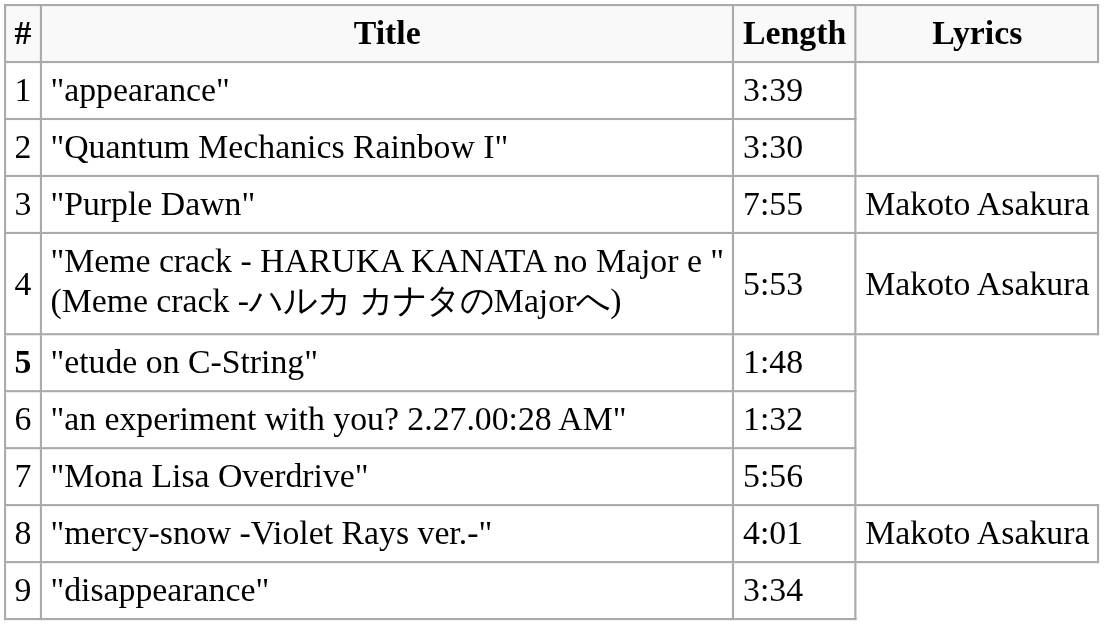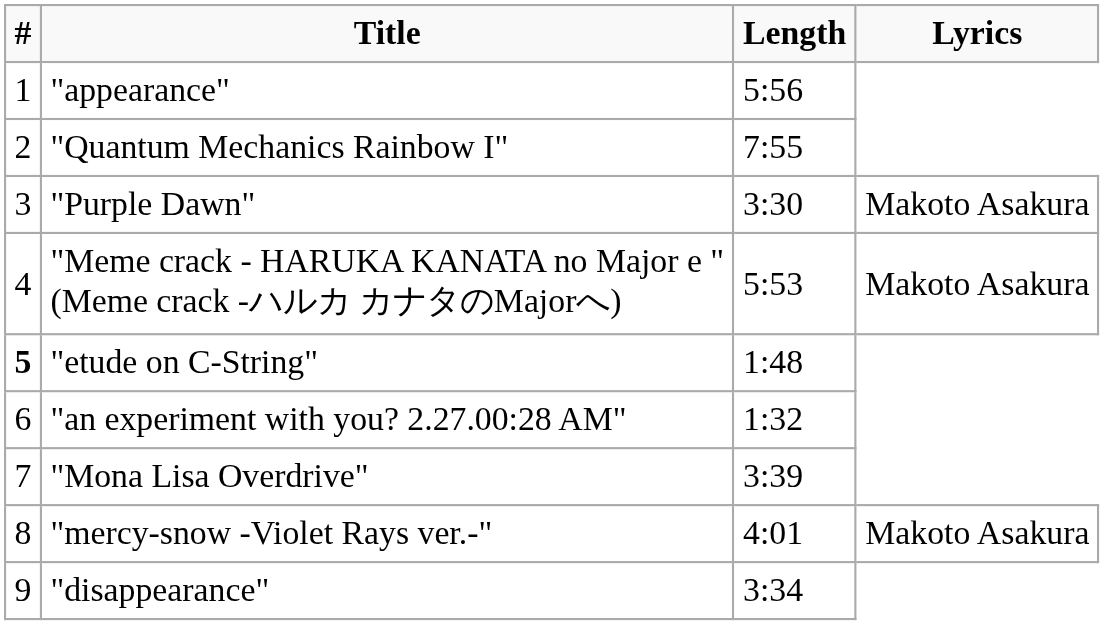(773, 89) 3:39 -> (773, 89) 5:56
(773, 146) 3:30 -> (773, 146) 7:55
(773, 203) 7:55 -> (773, 203) 3:30
(773, 476) 5:56 -> (773, 476) 3:39
